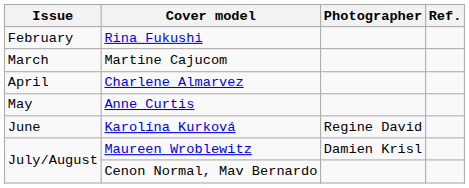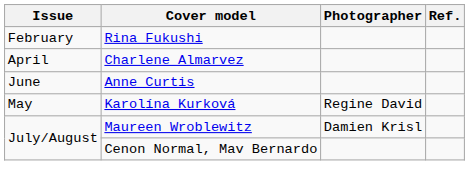- row: (166, 60)
(20, 105) May -> (24, 82) June
(24, 127) June -> (20, 105) May
